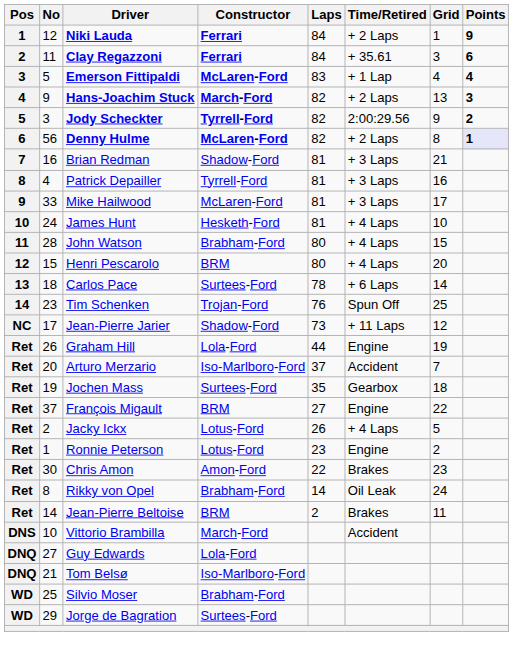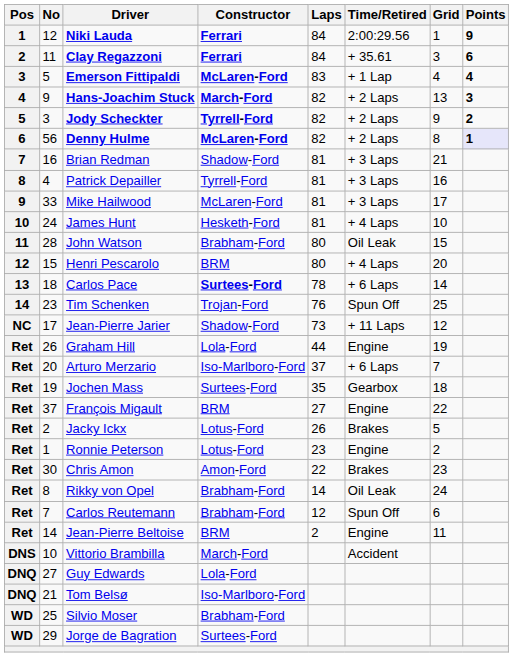(373, 36) + 2 Laps -> (379, 36) 2:00:29.56
(379, 118) 2:00:29.56 -> (373, 118) + 2 Laps
(373, 243) + 4 Laps -> (372, 243) Oil Leak
(239, 284) normal -> (241, 284) bold
(373, 367) Accident -> (373, 367) + 6 Laps
(373, 429) + 4 Laps -> (368, 429) Brakes
+ row: (121, 512)
(368, 512) Brakes -> (368, 532) Engine
